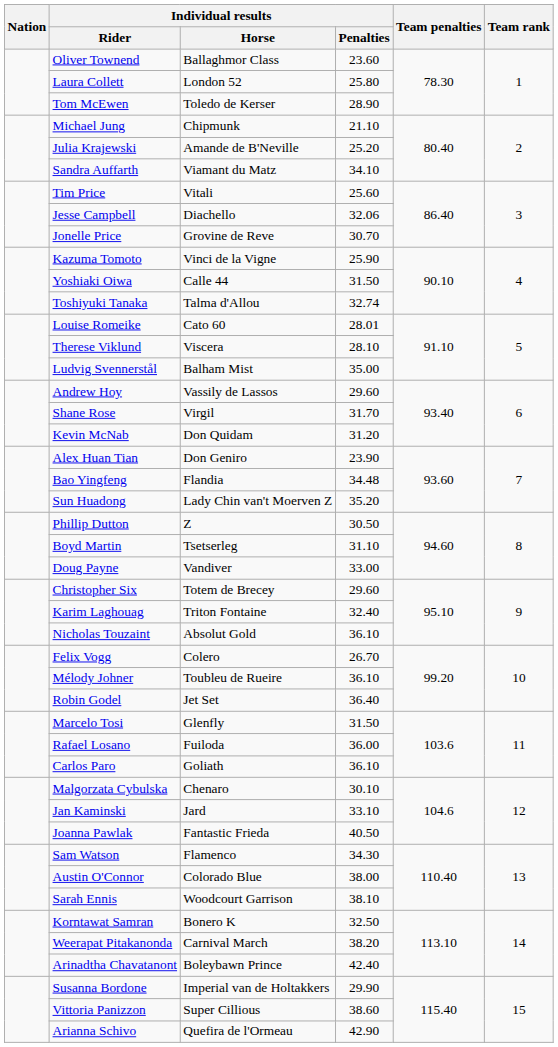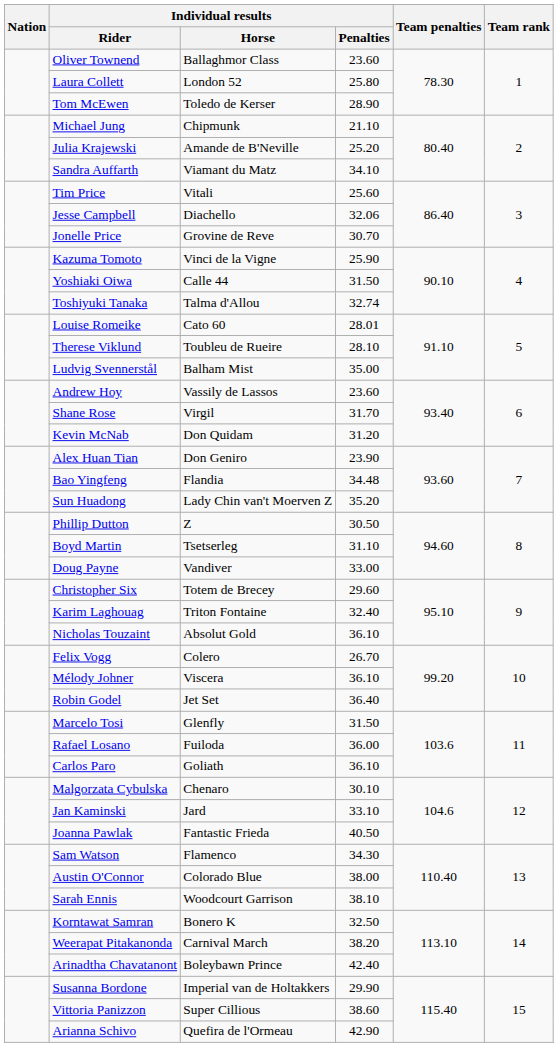(203, 347) Viscera -> (233, 347) Toubleu de Rueire
(364, 391) 29.60 -> (364, 391) 23.60
(233, 678) Toubleu de Rueire -> (203, 678) Viscera
